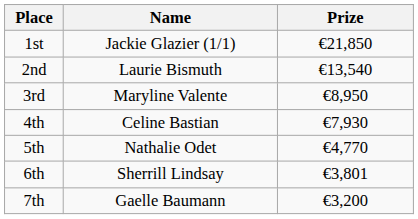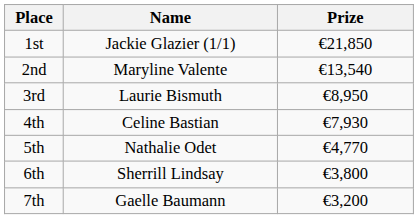(170, 69) Laurie Bismuth -> (170, 69) Maryline Valente
(170, 95) Maryline Valente -> (170, 95) Laurie Bismuth
(345, 174) €3,801 -> (345, 174) €3,800
